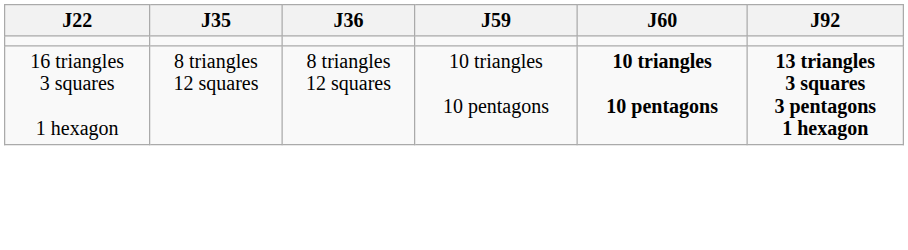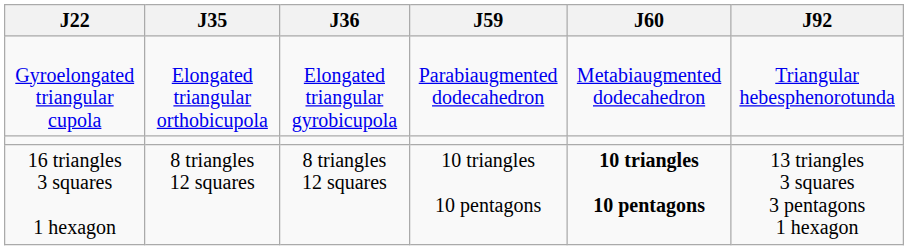+ row: (75, 97)
(825, 95) bold -> (817, 194) normal
